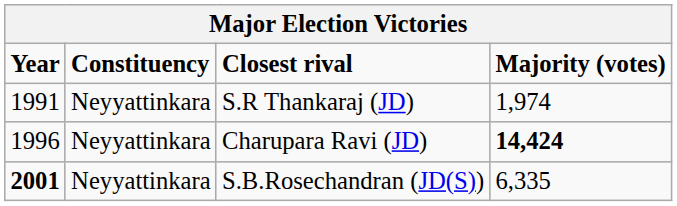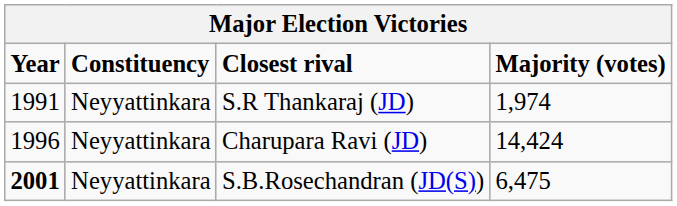(529, 141) bold -> (529, 141) normal
(523, 180) 6,335 -> (523, 180) 6,475
